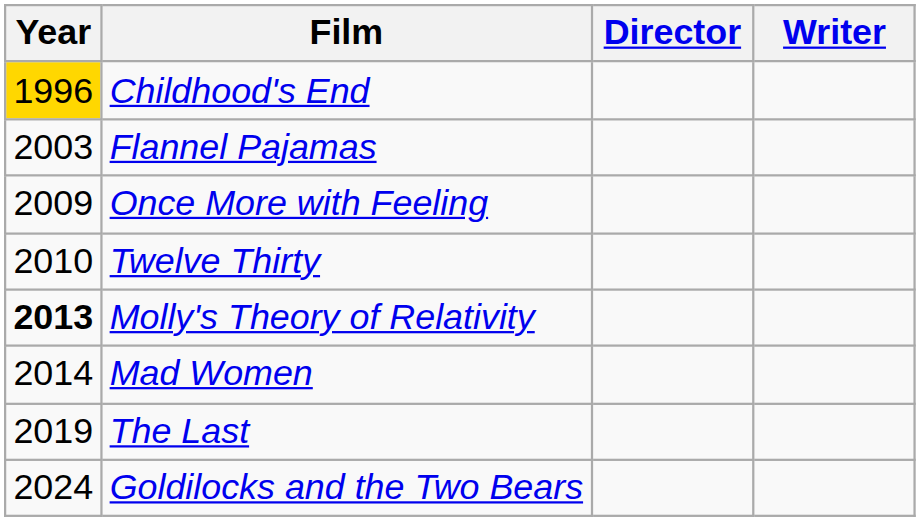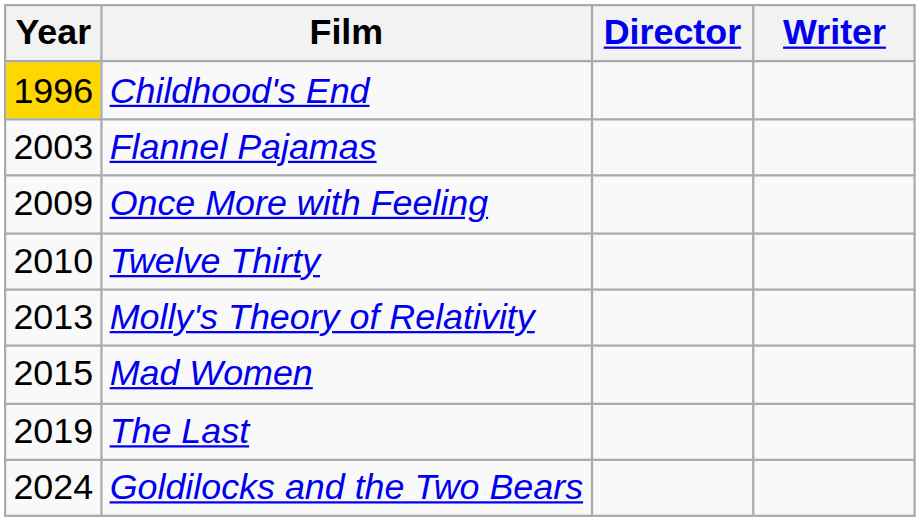(53, 317) bold -> (53, 317) normal
(53, 373) 2014 -> (53, 373) 2015
